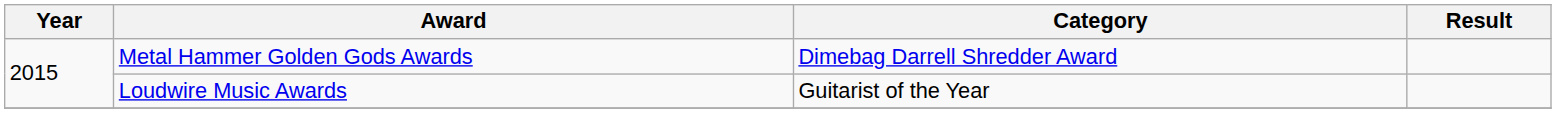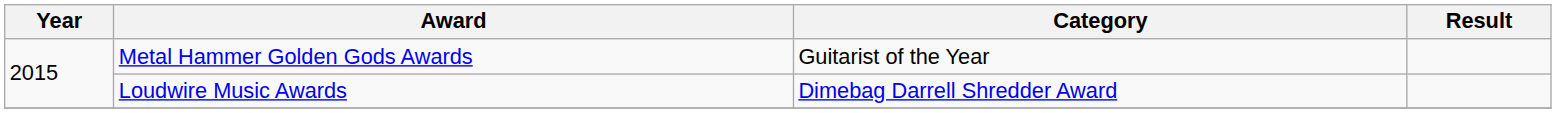(958, 56) Dimebag Darrell Shredder Award -> (894, 56) Guitarist of the Year
(894, 90) Guitarist of the Year -> (958, 90) Dimebag Darrell Shredder Award
